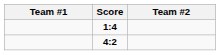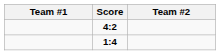rows swapped: (110, 42) <-> (110, 27)
